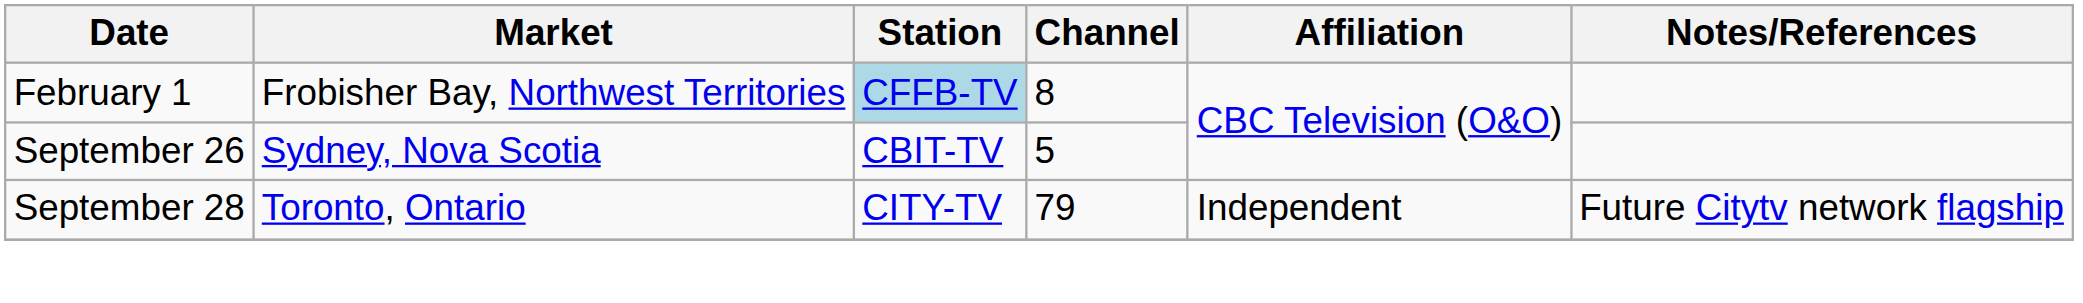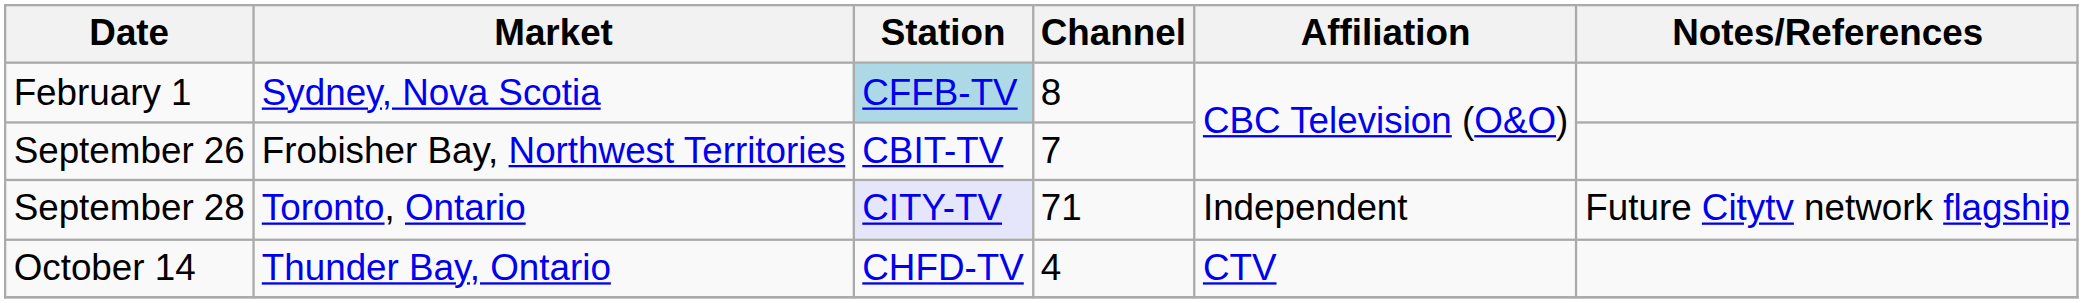(554, 92) Frobisher Bay, Northwest Territories -> (431, 92) Sydney, Nova Scotia
(431, 150) Sydney, Nova Scotia -> (554, 150) Frobisher Bay, Northwest Territories
(1045, 150) 5 -> (1051, 150) 7
(932, 208) no background -> (932, 208) lavender background
(1055, 208) 79 -> (1061, 208) 71
+ row: (105, 267)
